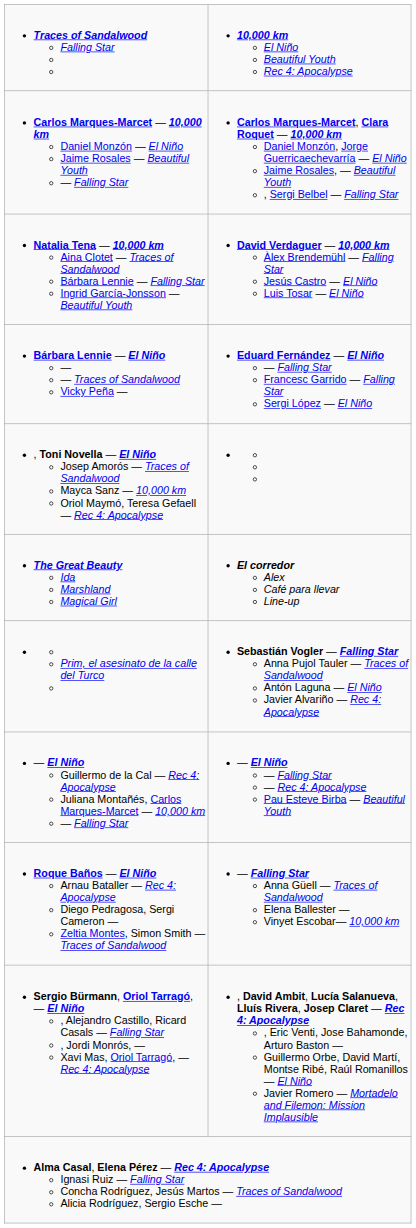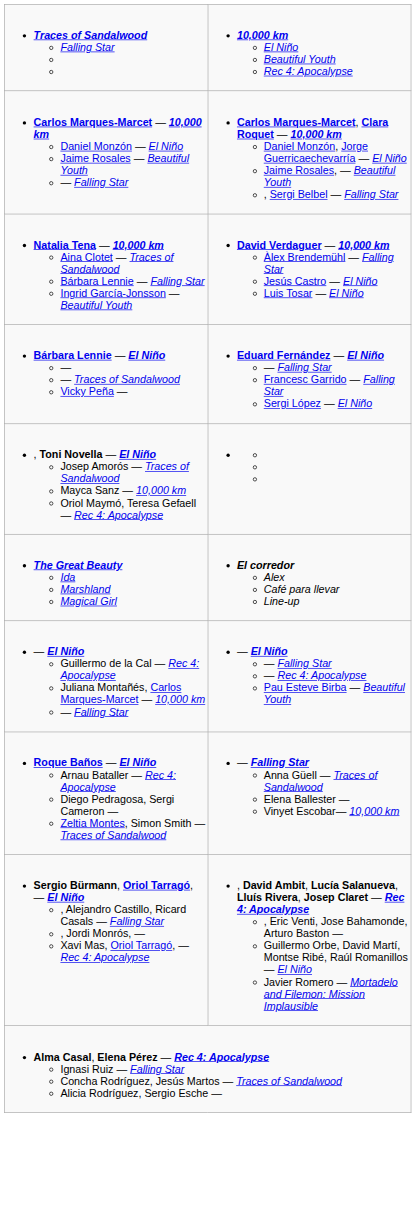- row: (106, 670)
